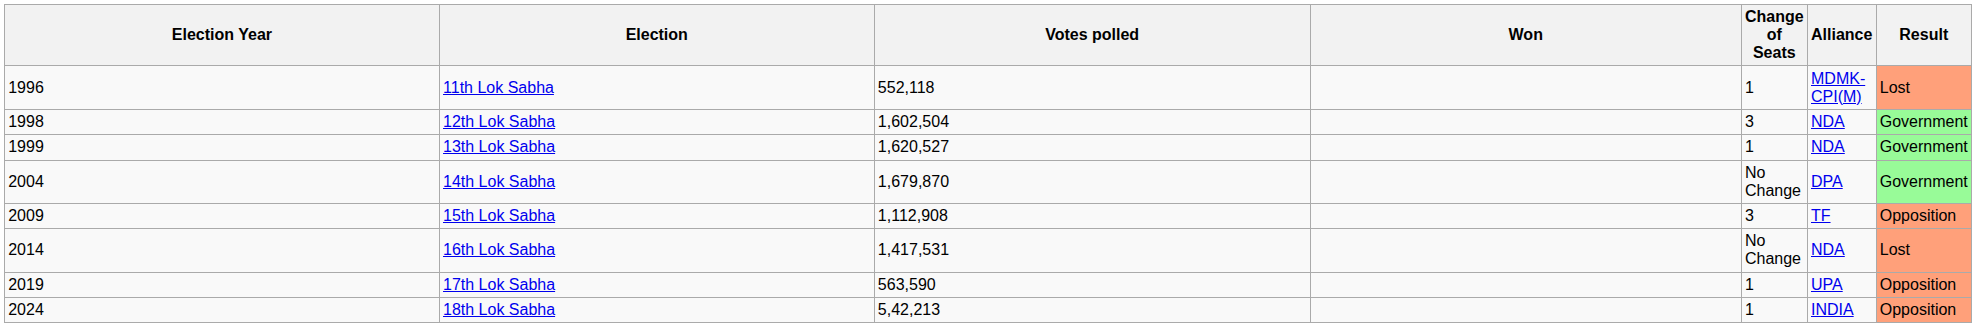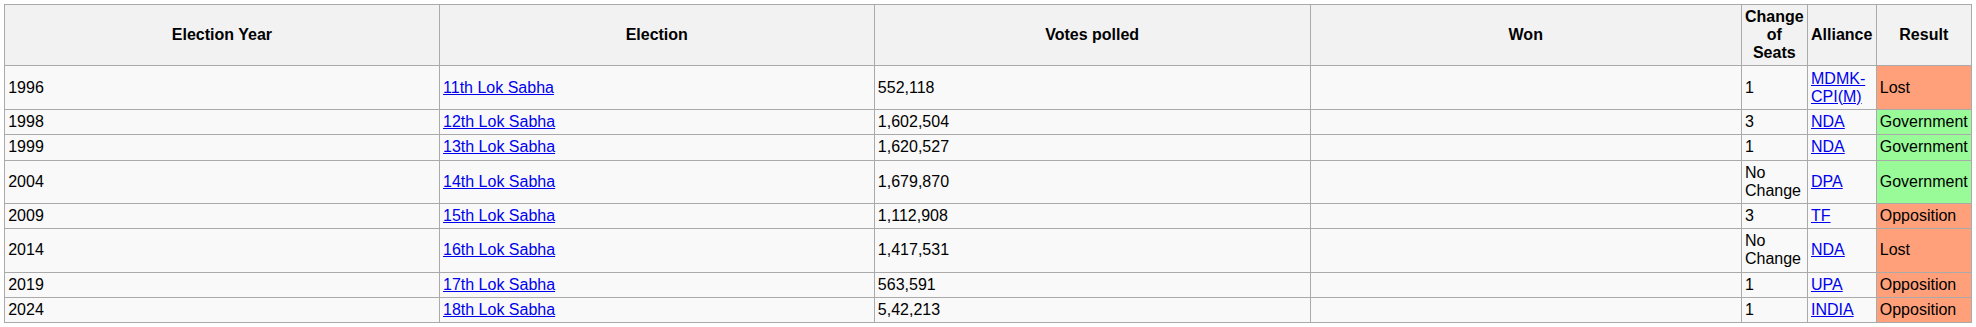(907, 284) 563,590 -> (907, 284) 563,591
